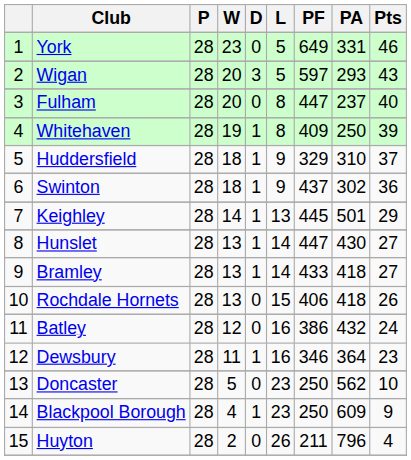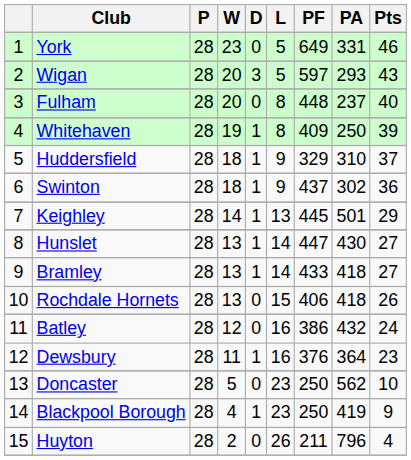(314, 103) 447 -> (314, 103) 448
(314, 356) 346 -> (314, 356) 376
(351, 412) 609 -> (351, 412) 419
